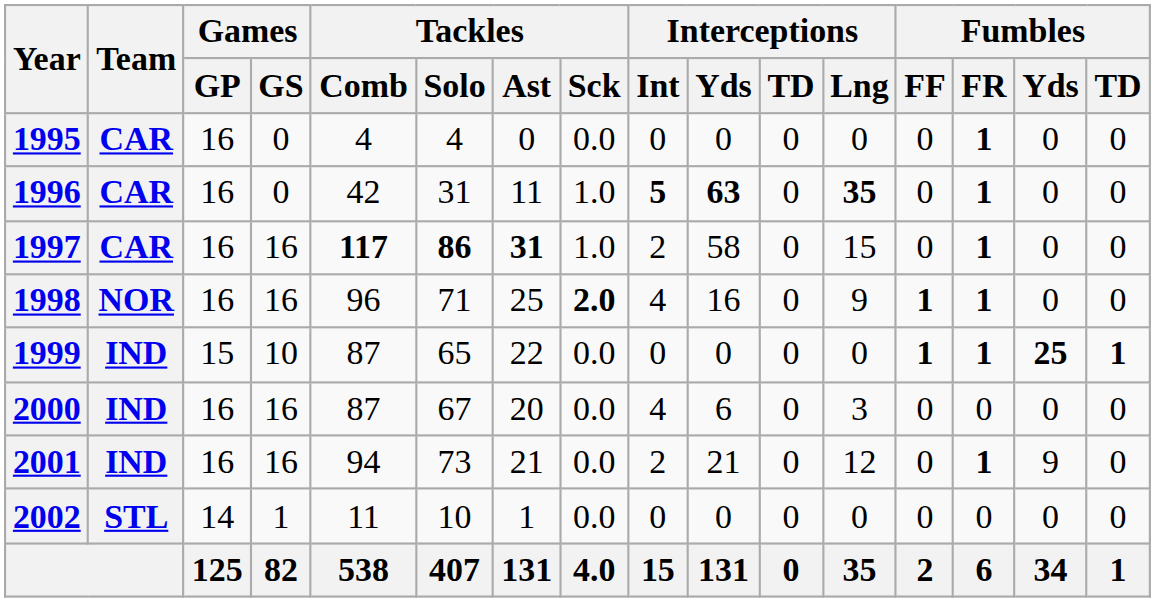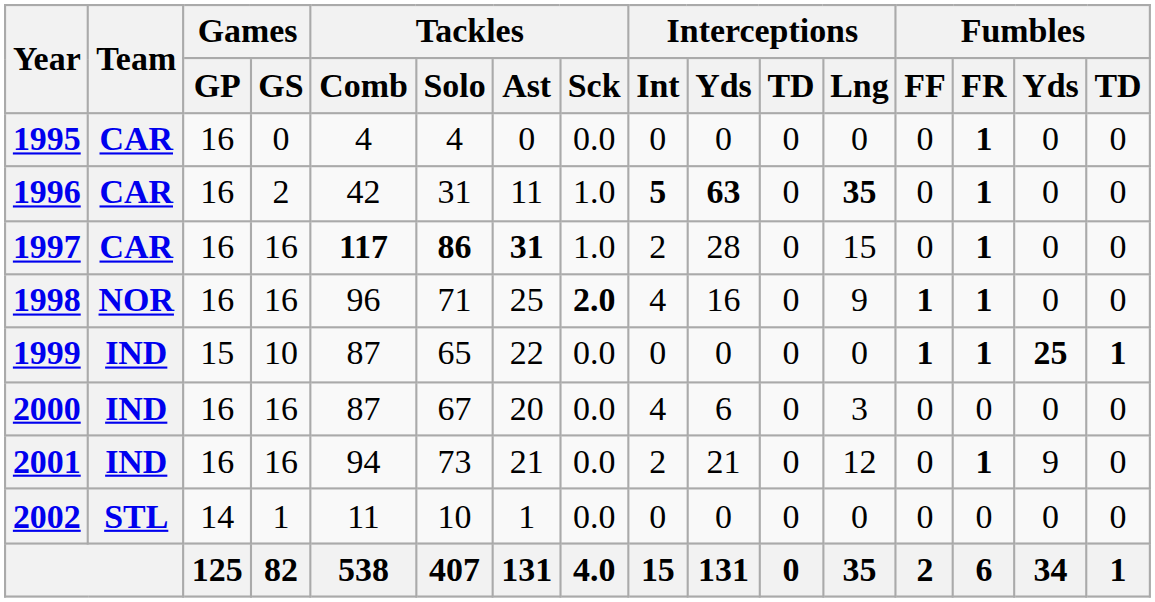(281, 192) 0 -> (281, 192) 2
(723, 246) 58 -> (723, 246) 28
